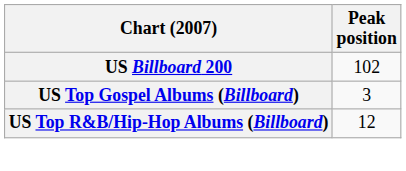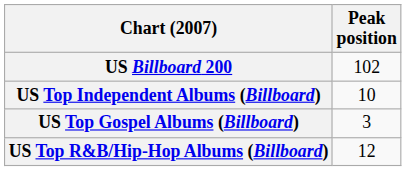+ row: (169, 94)
